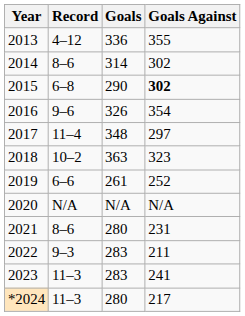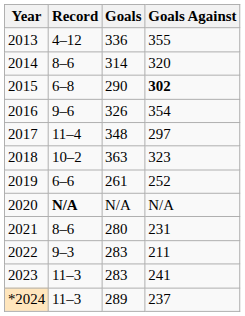(159, 63) 302 -> (159, 63) 320
(65, 205) normal -> (65, 205) bold
(116, 299) 280 -> (116, 299) 289
(159, 299) 217 -> (159, 299) 237
